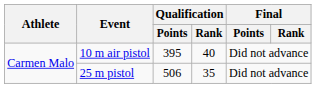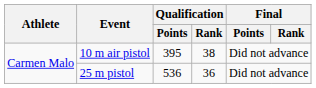(209, 53) 40 -> (209, 53) 38
(172, 73) 506 -> (172, 73) 536
(209, 73) 35 -> (209, 73) 36
